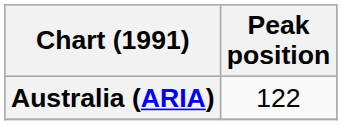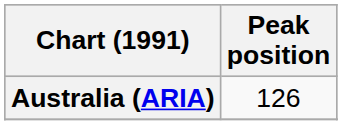(278, 97) 122 -> (278, 97) 126
